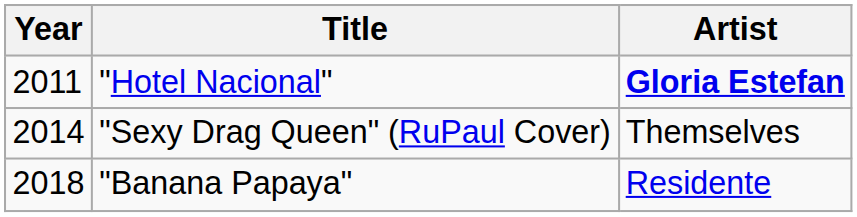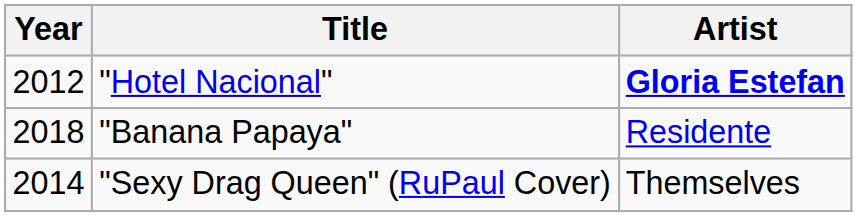(47, 81) 2011 -> (48, 81) 2012
rows swapped: (355, 132) <-> (226, 183)
